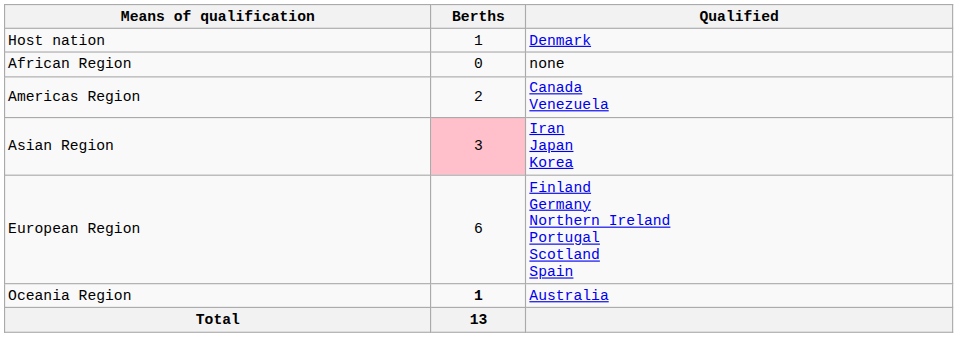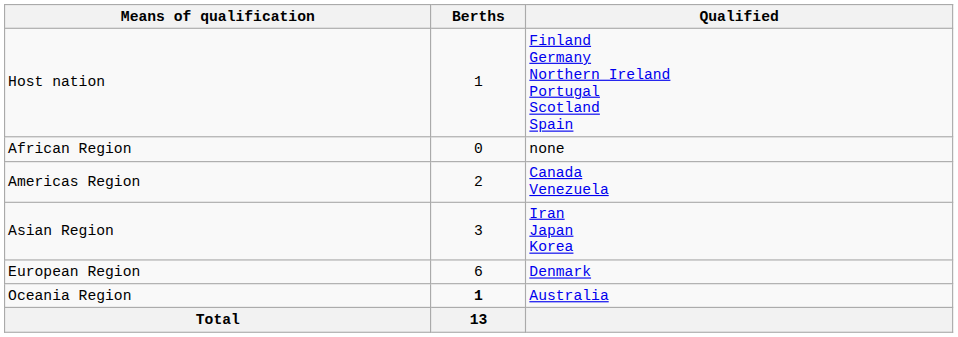(560, 40) Denmark -> (600, 83) Finland Germany Northern Ireland Portugal Scotland Spain
(478, 146) pink background -> (478, 231) no background
(600, 229) Finland Germany Northern Ireland Portugal Scotland Spain -> (560, 272) Denmark
